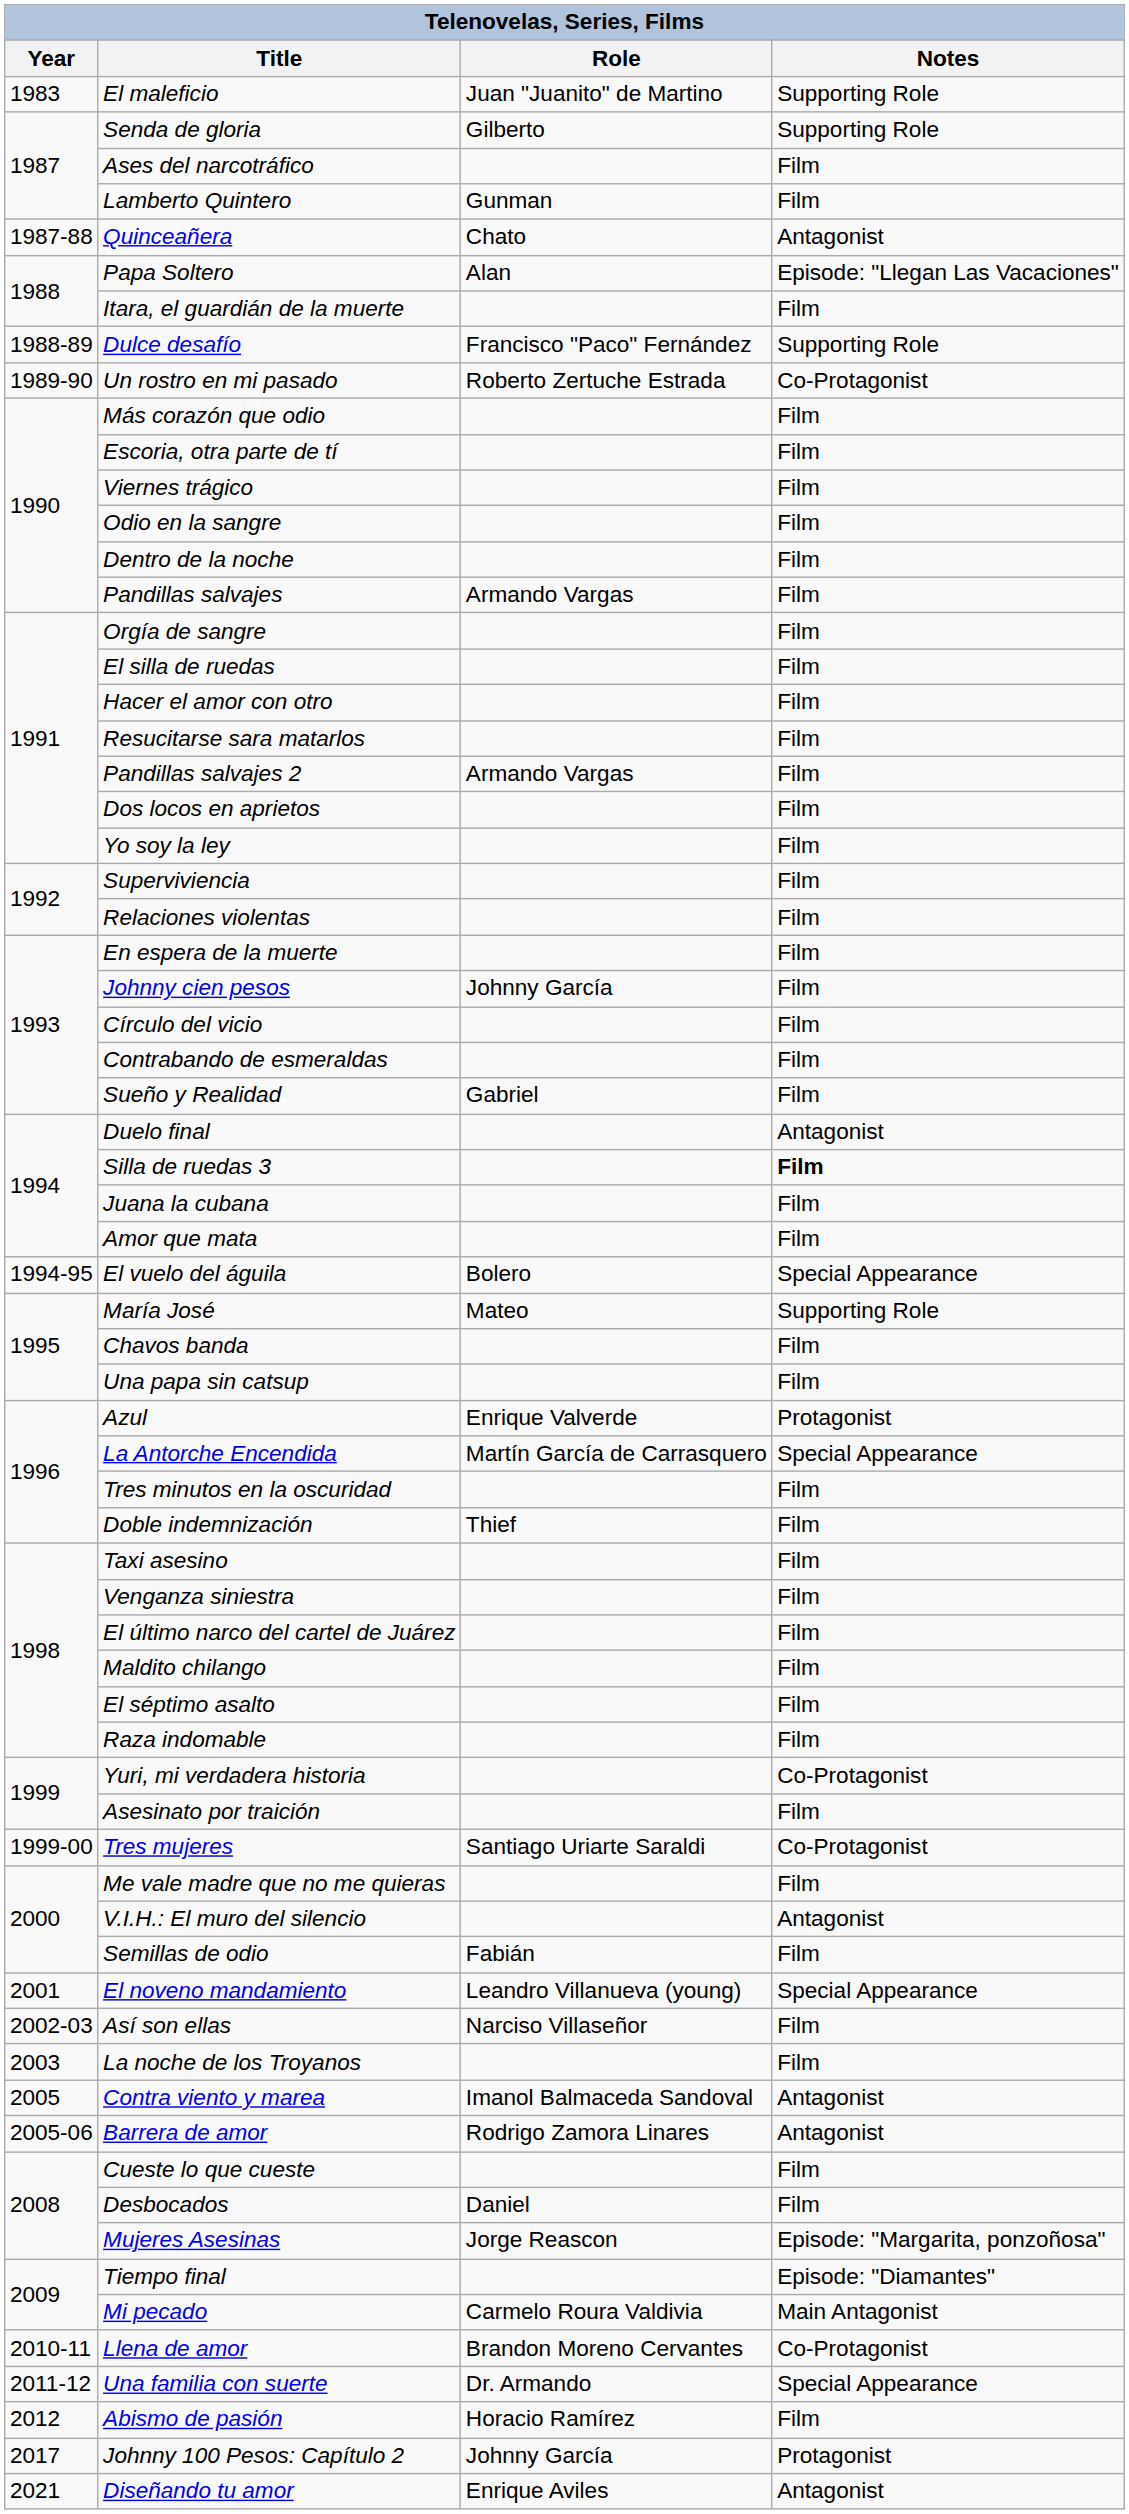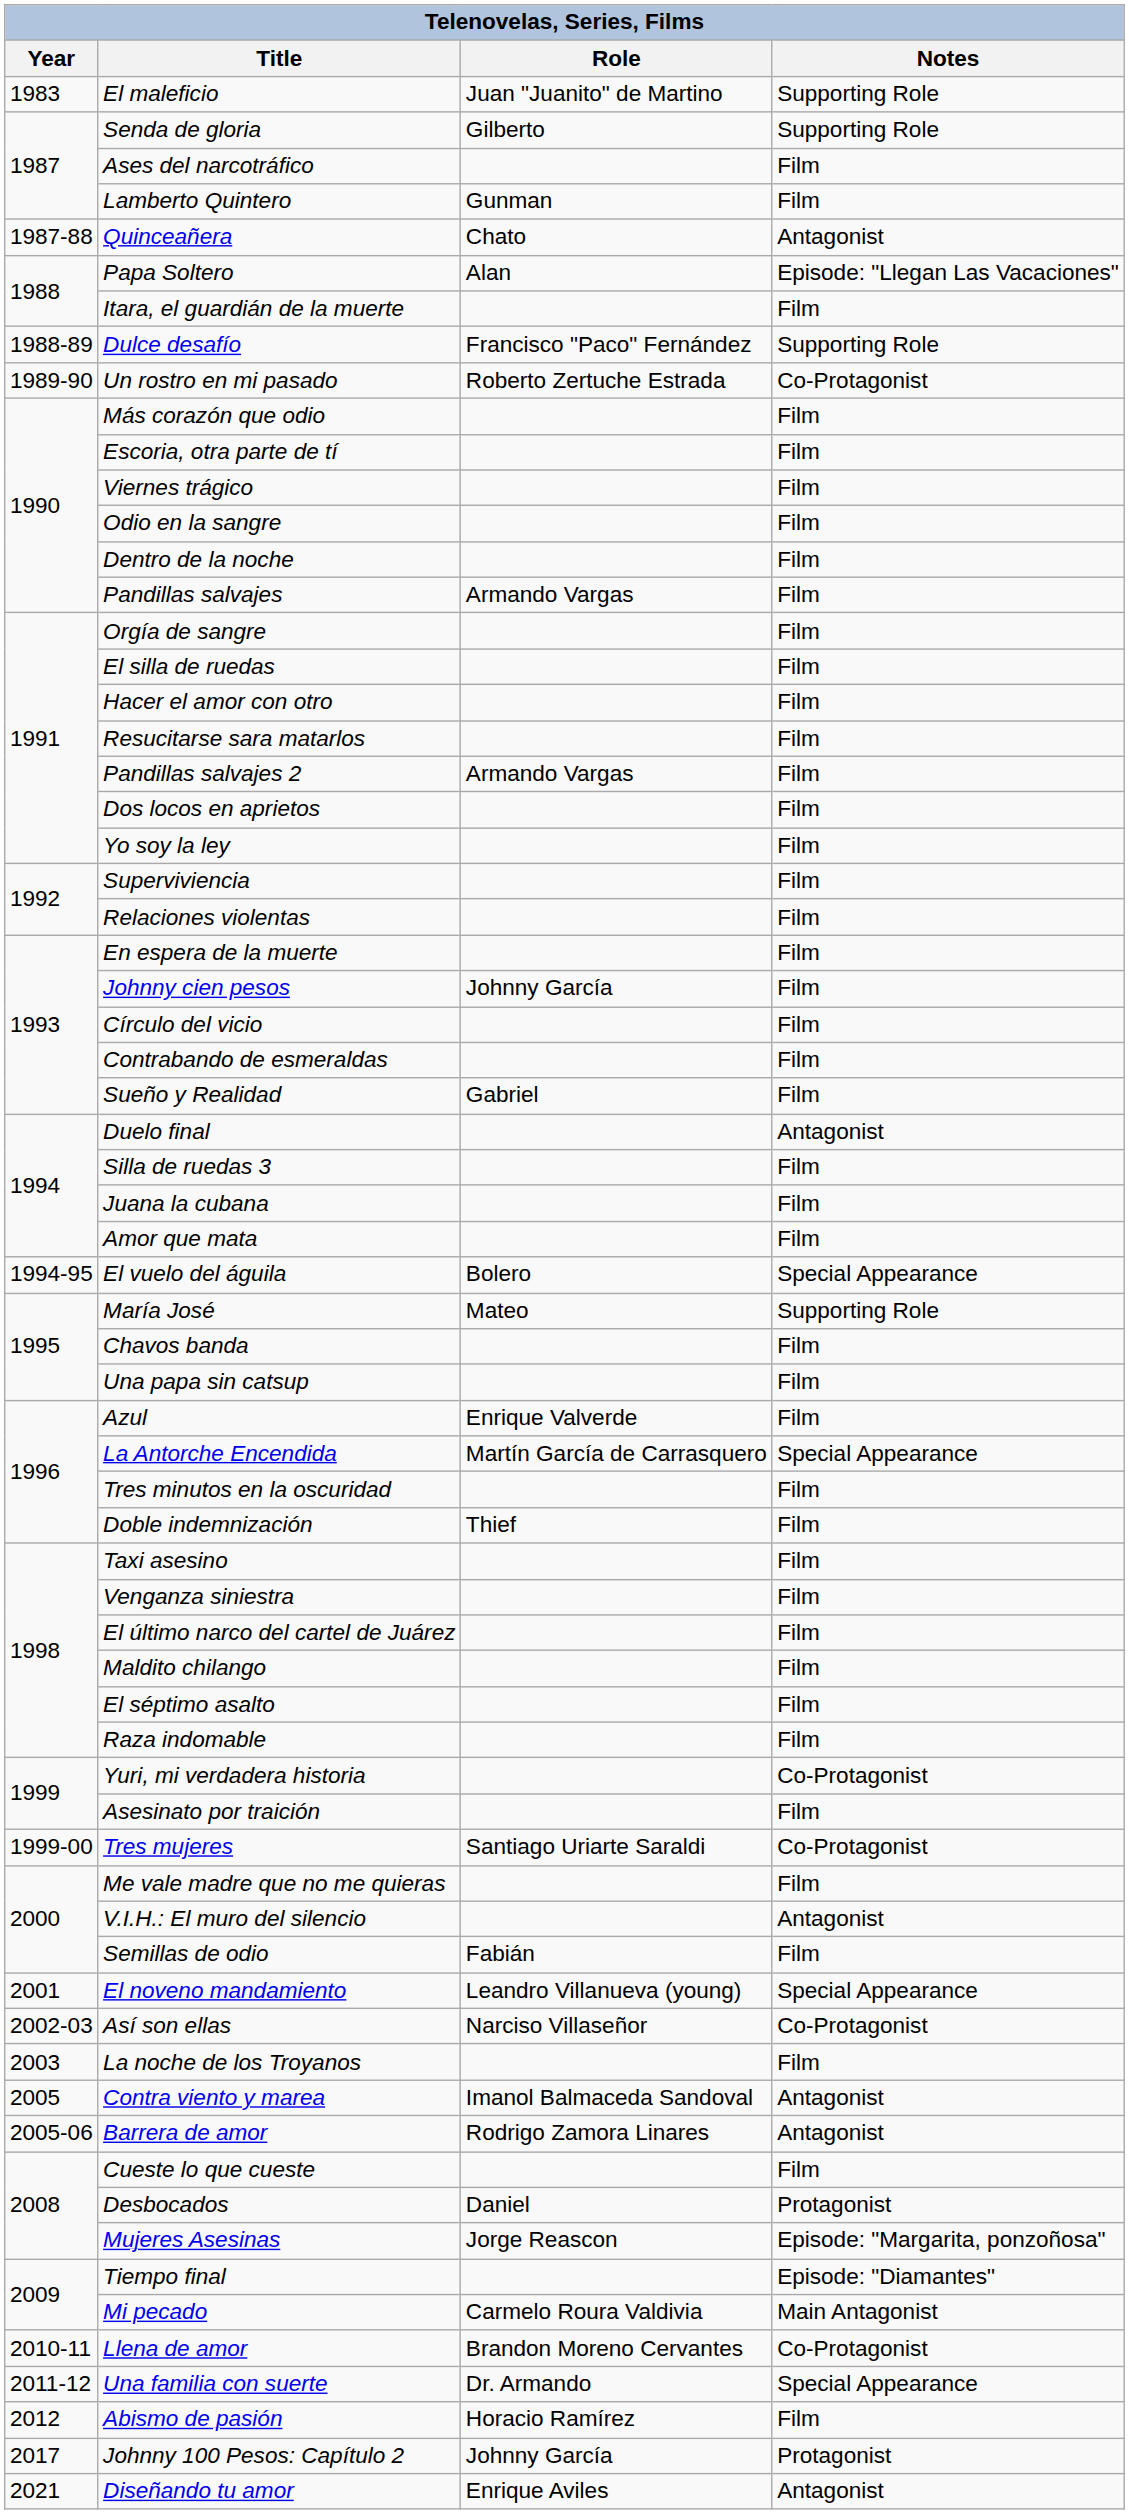(800, 1167) bold -> (798, 1167) normal
(834, 1417) Protagonist -> (798, 1417) Film
(798, 2025) Film -> (852, 2025) Co-Protagonist
(798, 2204) Film -> (834, 2204) Protagonist
